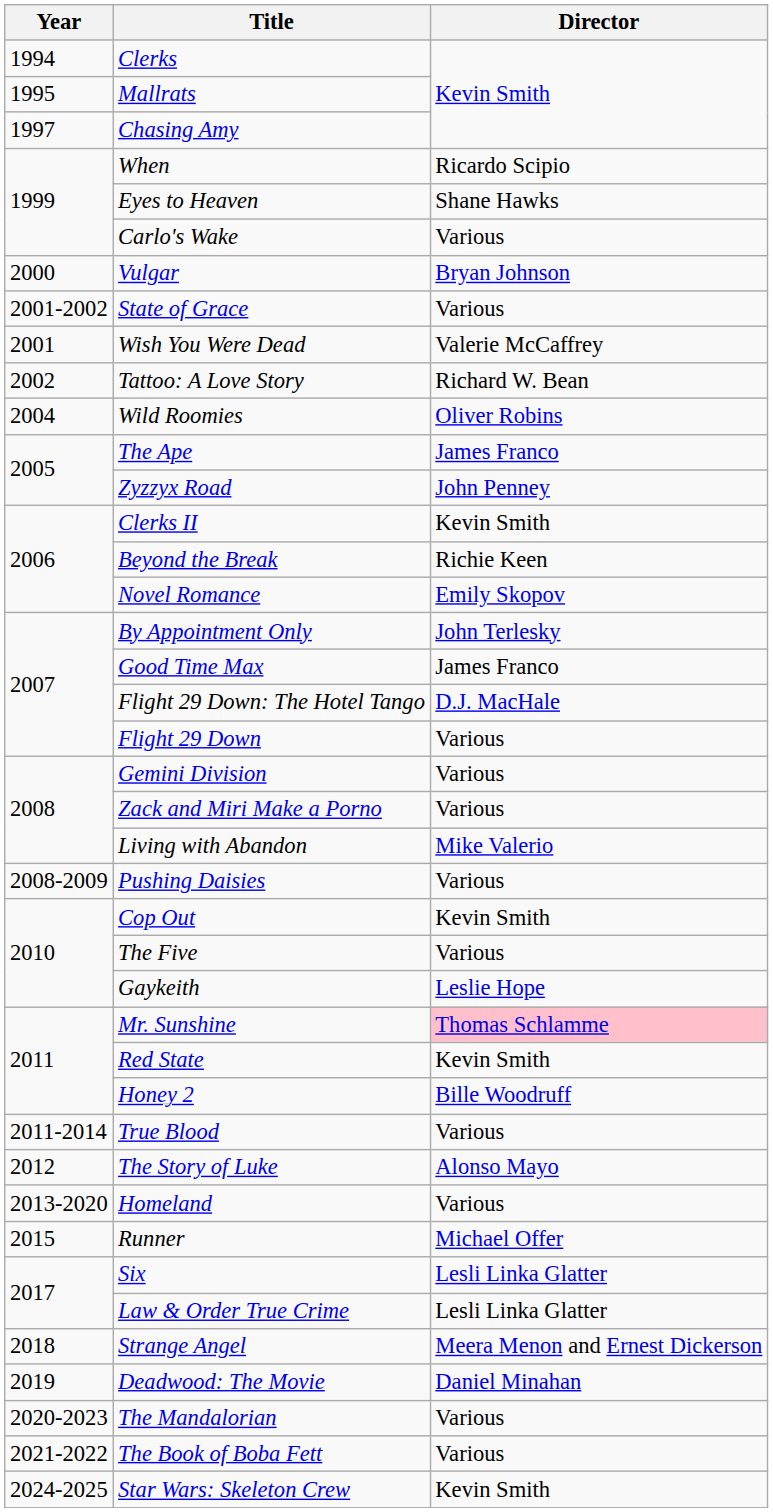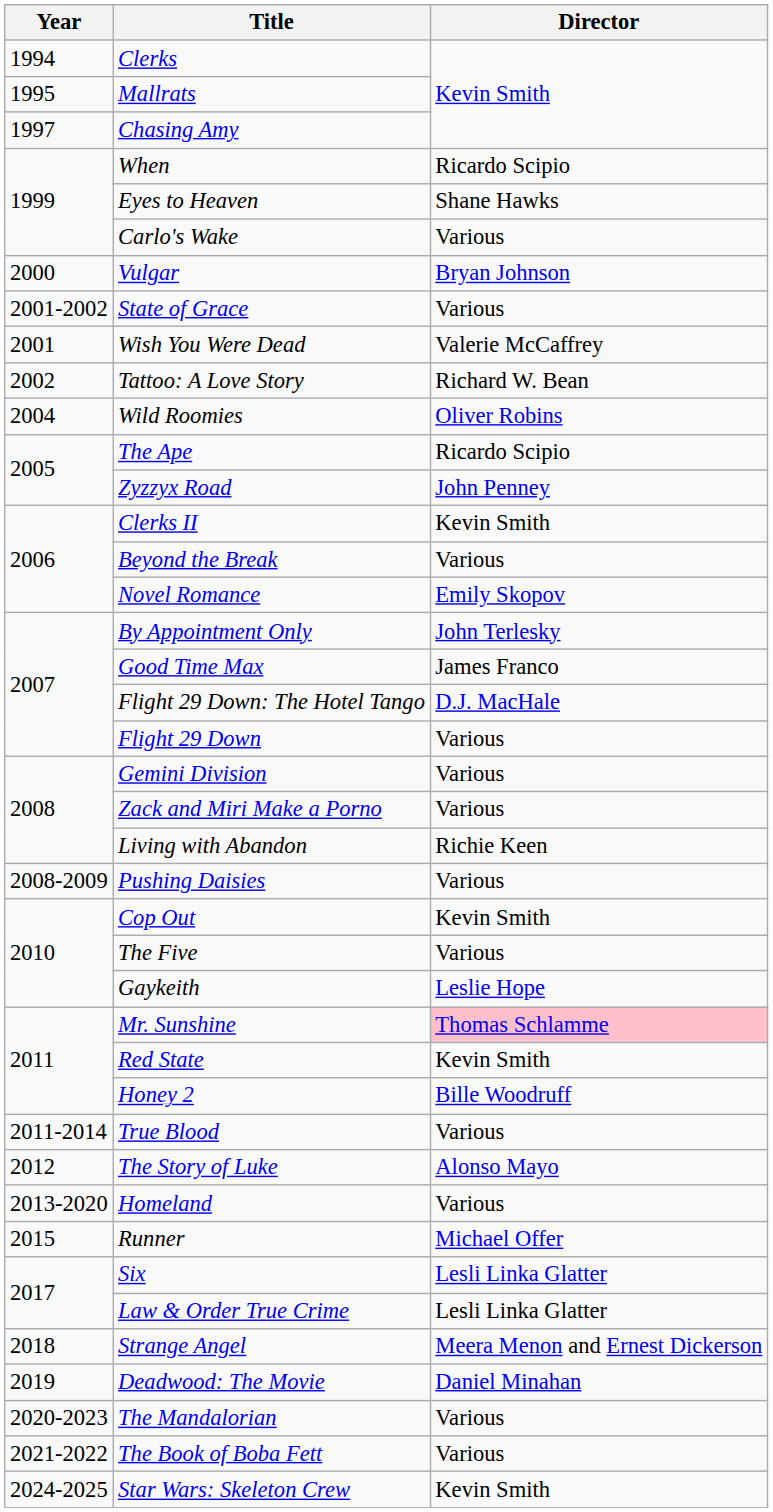(497, 451) James Franco -> (503, 451) Ricardo Scipio
(491, 559) Richie Keen -> (470, 559) Various
(494, 845) Mike Valerio -> (491, 845) Richie Keen
